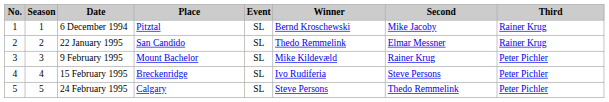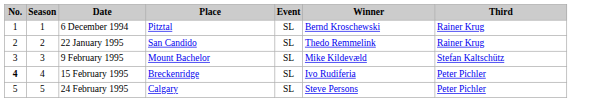- column: (441, 12)
(524, 58) Peter Pichler -> (471, 58) Stefan Kaltschütz
(15, 74) normal -> (15, 74) bold
